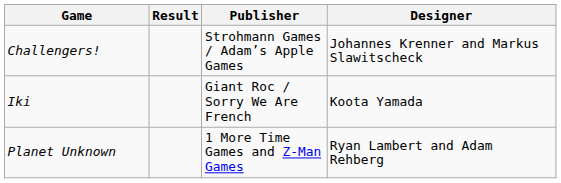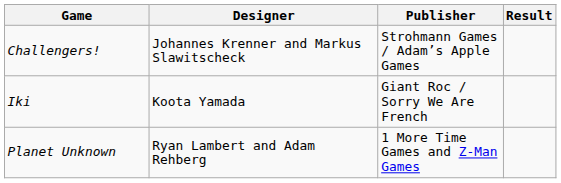columns swapped: (441, 15) <-> (176, 15)
